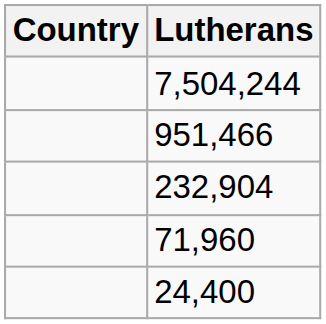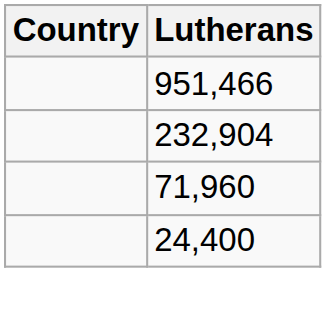- row: (227, 82)
